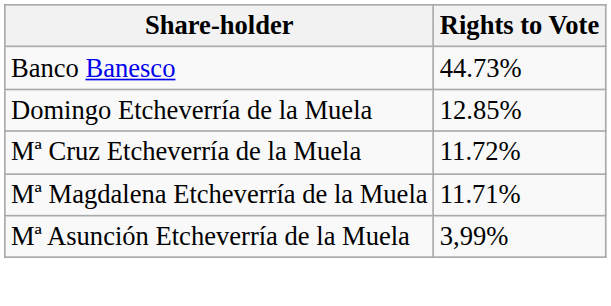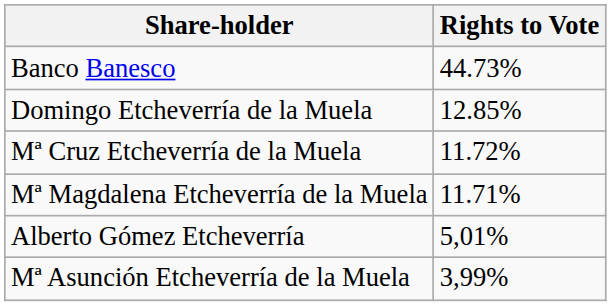+ row: (158, 236)
